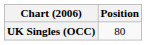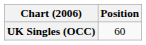(120, 31) 80 -> (120, 31) 60
